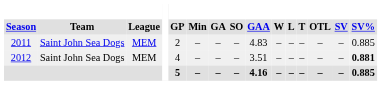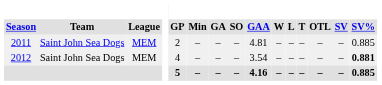(259, 42) 4.83 -> (259, 42) 4.81
(259, 57) 3.51 -> (259, 57) 3.54
